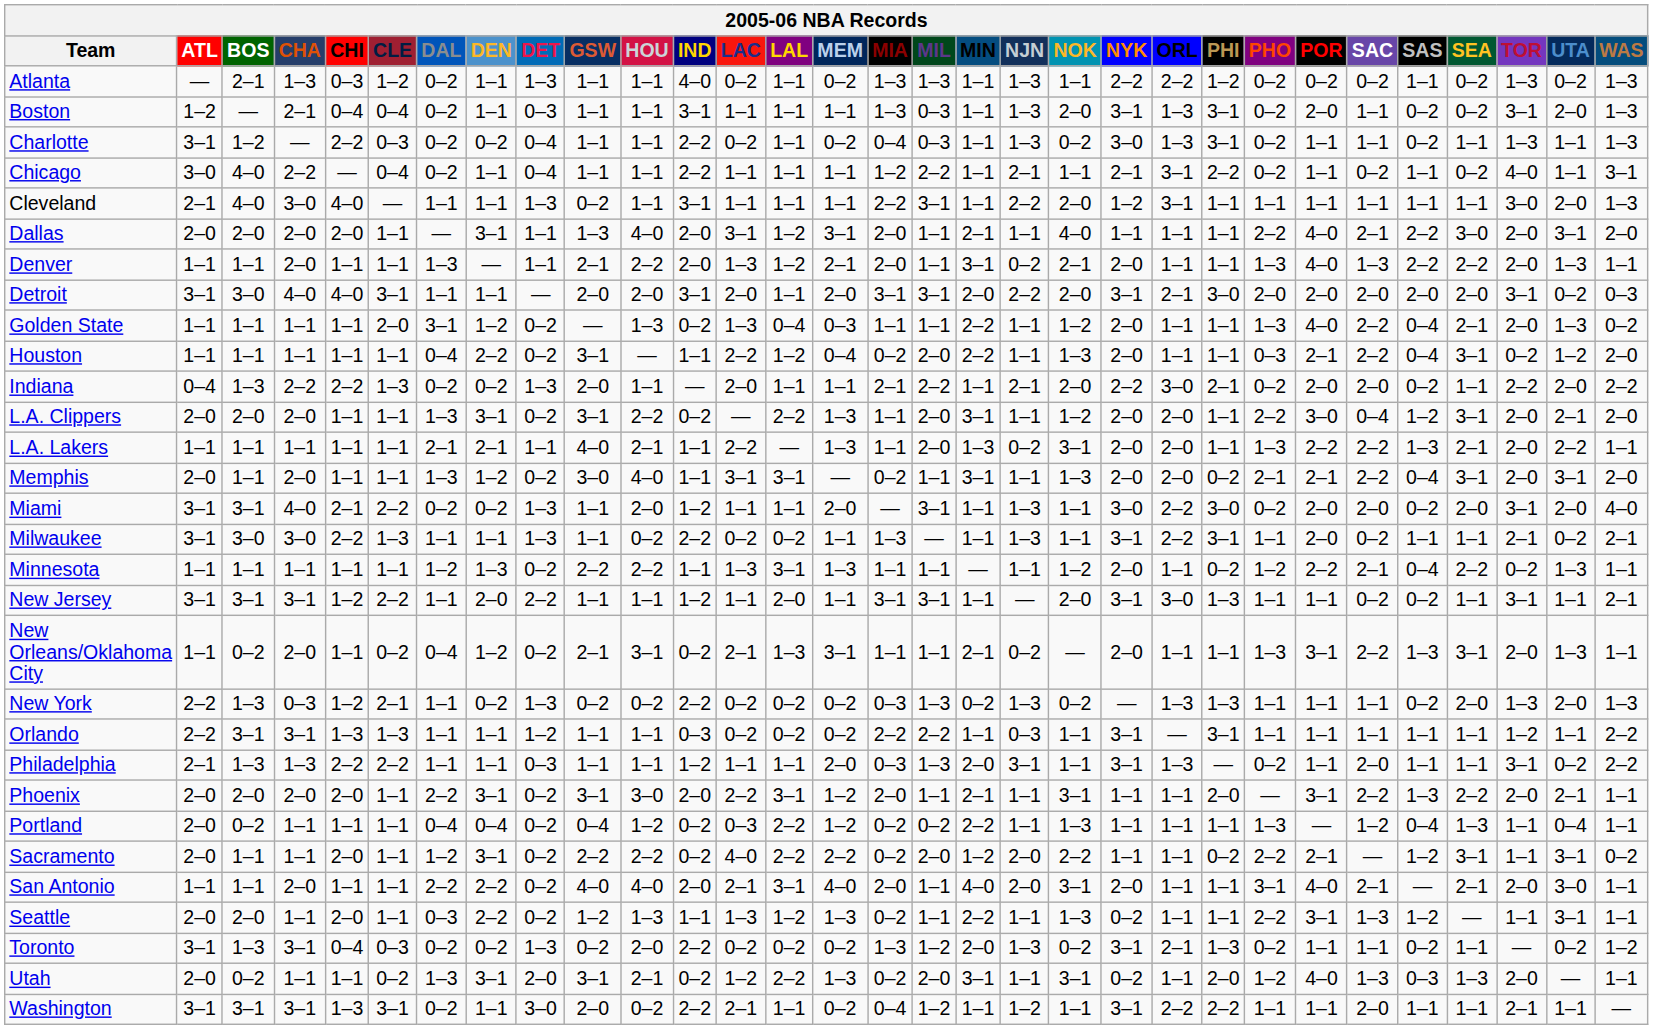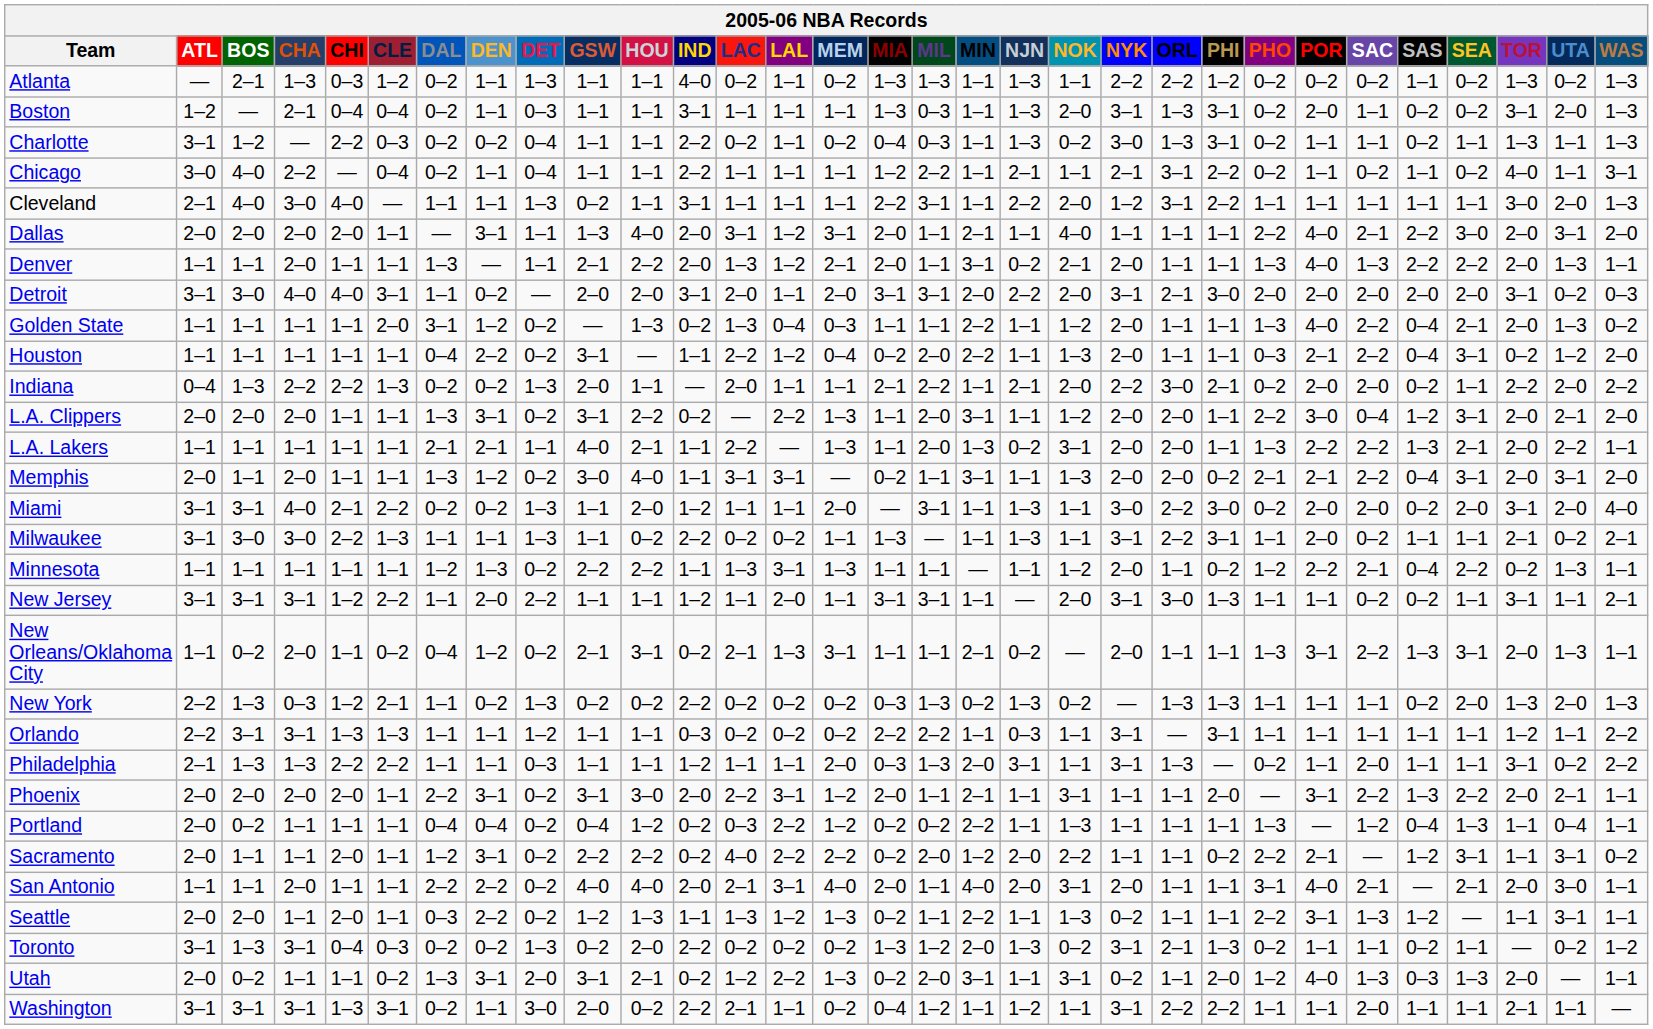(1223, 203) 1–1 -> (1223, 203) 2–2
(491, 294) 1–1 -> (491, 294) 0–2
